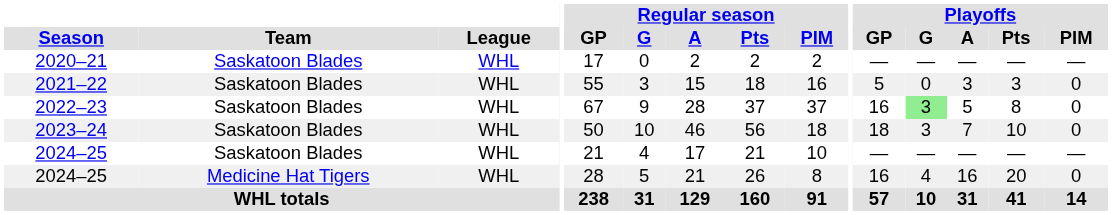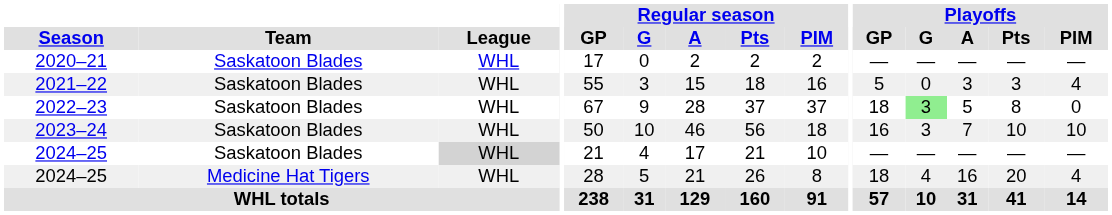(1076, 84) 0 -> (1076, 84) 4
(879, 107) 16 -> (879, 107) 18
(879, 130) 18 -> (879, 130) 16
(1076, 130) 0 -> (1076, 130) 10
(499, 153) no background -> (499, 153) lightgrey background
(879, 176) 16 -> (879, 176) 18
(1076, 176) 0 -> (1076, 176) 4
